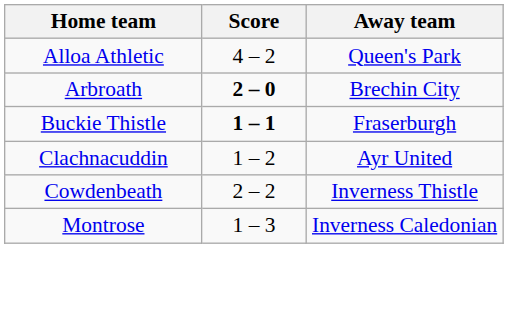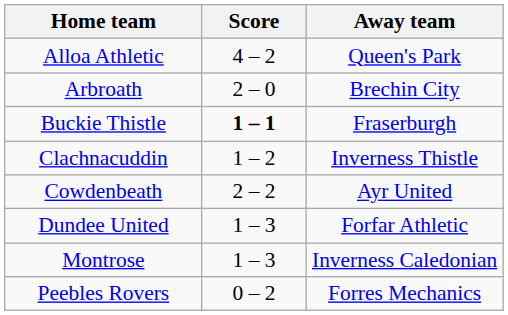(254, 89) bold -> (254, 89) normal
(405, 157) Ayr United -> (405, 157) Inverness Thistle
(405, 191) Inverness Thistle -> (405, 191) Ayr United
+ row: (103, 225)
+ row: (103, 293)
